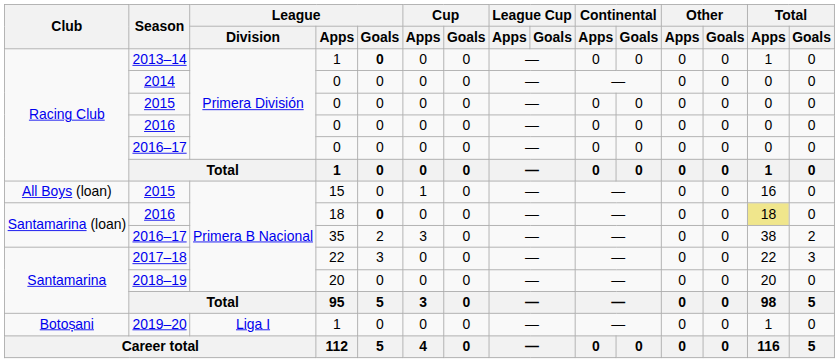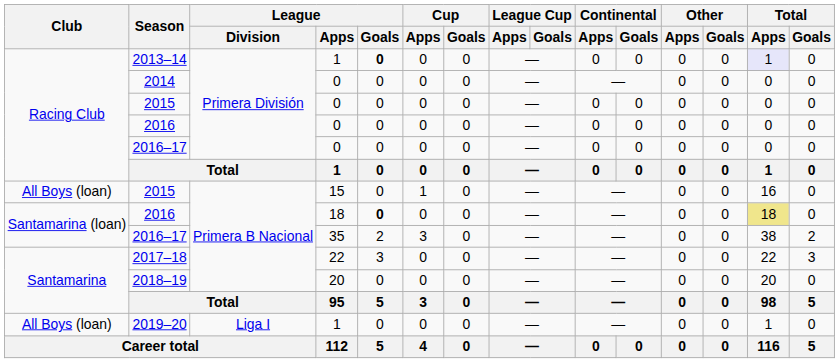(768, 59) no background -> (768, 59) lavender background
(67, 324) Botoșani -> (67, 324) All Boys (loan)
